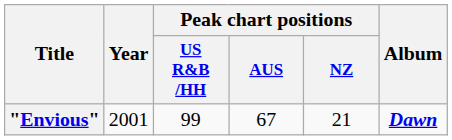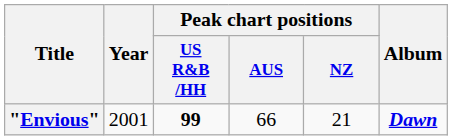(191, 119) normal -> (191, 119) bold
(266, 119) 67 -> (266, 119) 66
